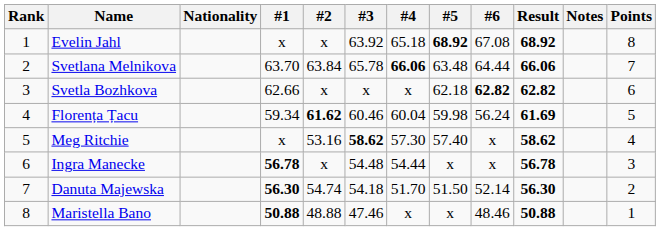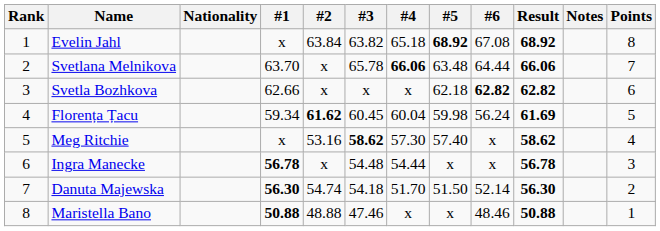(324, 41) x -> (324, 41) 63.84
(366, 41) 63.92 -> (366, 41) 63.82
(324, 66) 63.84 -> (324, 66) x
(366, 115) 60.46 -> (366, 115) 60.45
